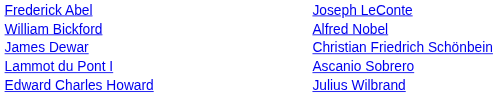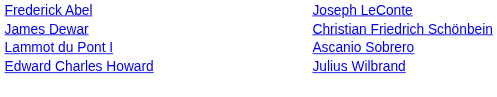- row: (54, 29)
